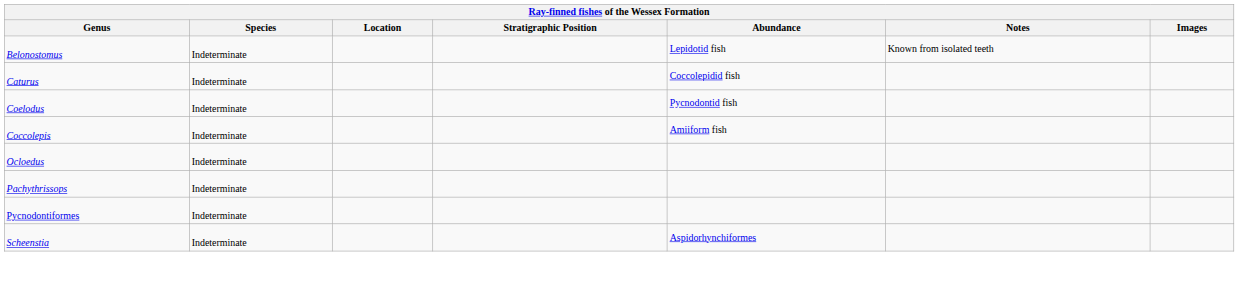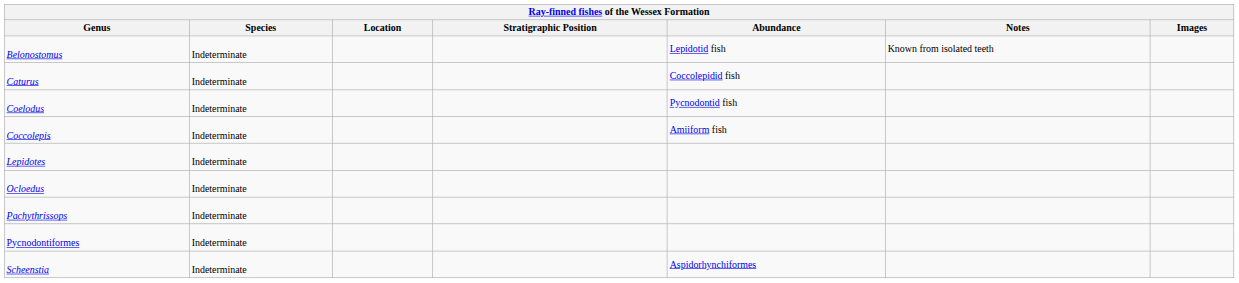+ row: (26, 162)
